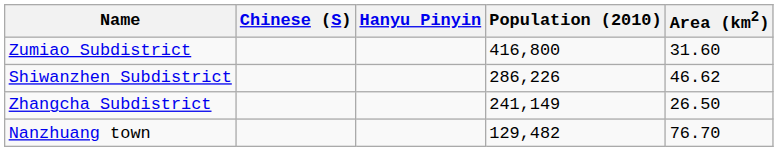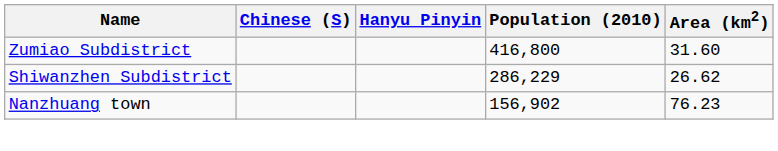(525, 78) 286,226 -> (525, 78) 286,229
(695, 78) 46.62 -> (695, 78) 26.62
- row: (110, 105)
(525, 133) 129,482 -> (525, 105) 156,902
(695, 133) 76.70 -> (695, 105) 76.23
